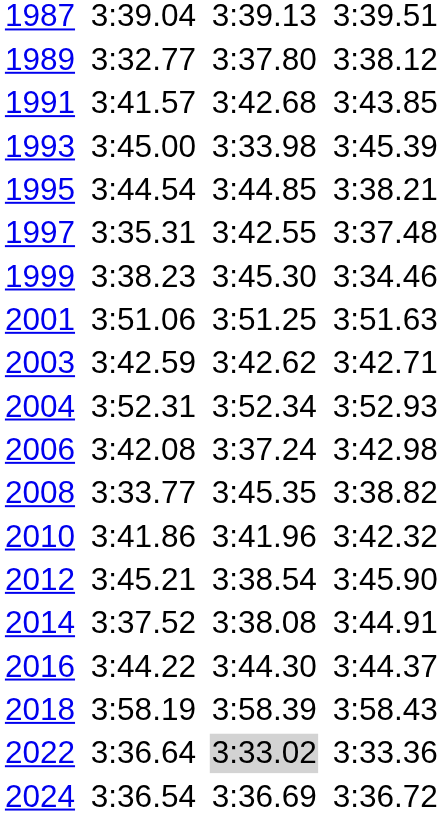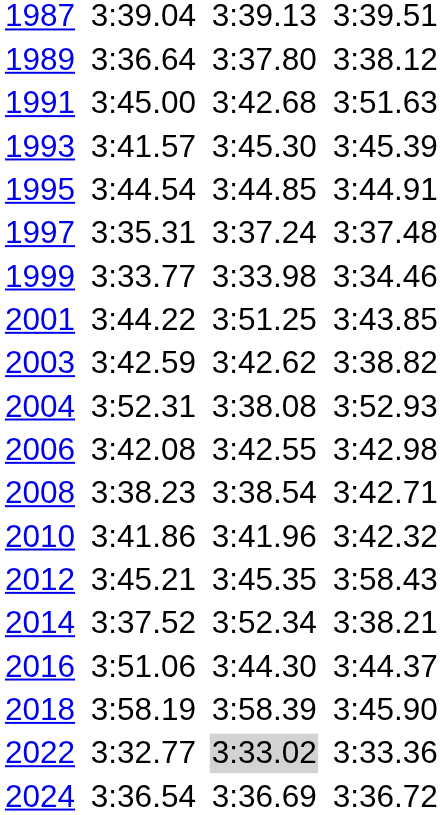(143, 59) 3:32.77 -> (143, 59) 3:36.64
(143, 102) 3:41.57 -> (143, 102) 3:45.00
(385, 102) 3:43.85 -> (385, 102) 3:51.63
(143, 146) 3:45.00 -> (143, 146) 3:41.57
(264, 146) 3:33.98 -> (264, 146) 3:45.30
(385, 189) 3:38.21 -> (385, 189) 3:44.91
(264, 232) 3:42.55 -> (264, 232) 3:37.24
(143, 276) 3:38.23 -> (143, 276) 3:33.77
(264, 276) 3:45.30 -> (264, 276) 3:33.98
(143, 319) 3:51.06 -> (143, 319) 3:44.22
(385, 319) 3:51.63 -> (385, 319) 3:43.85
(385, 362) 3:42.71 -> (385, 362) 3:38.82
(264, 406) 3:52.34 -> (264, 406) 3:38.08
(264, 449) 3:37.24 -> (264, 449) 3:42.55
(143, 492) 3:33.77 -> (143, 492) 3:38.23
(264, 492) 3:45.35 -> (264, 492) 3:38.54
(385, 492) 3:38.82 -> (385, 492) 3:42.71
(264, 579) 3:38.54 -> (264, 579) 3:45.35
(385, 579) 3:45.90 -> (385, 579) 3:58.43
(264, 622) 3:38.08 -> (264, 622) 3:52.34
(385, 622) 3:44.91 -> (385, 622) 3:38.21
(143, 666) 3:44.22 -> (143, 666) 3:51.06
(385, 709) 3:58.43 -> (385, 709) 3:45.90
(143, 752) 3:36.64 -> (143, 752) 3:32.77
